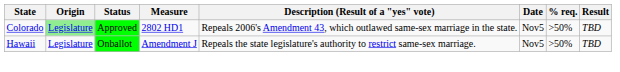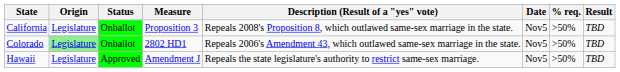+ row: (27, 28)
(117, 28) Approved -> (118, 43) Onballot
(115, 43) Onballot -> (120, 59) Approved
